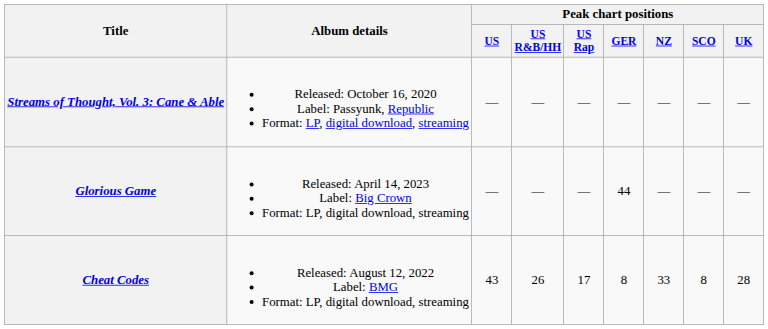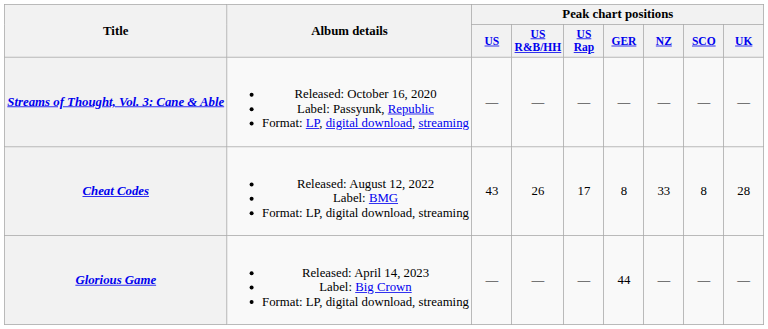rows swapped: (116, 280) <-> (116, 191)
